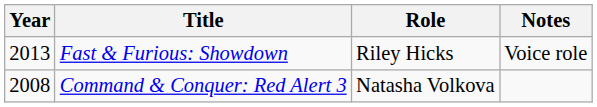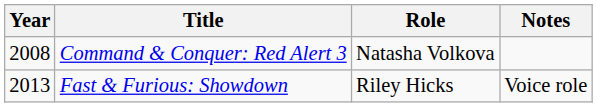rows swapped: (203, 85) <-> (174, 53)
